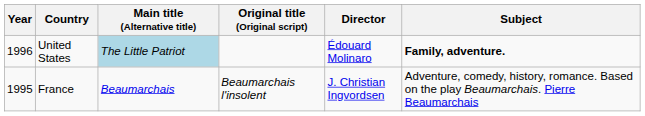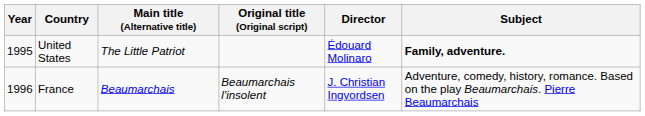(20, 51) 1996 -> (20, 51) 1995
(143, 51) lightblue background -> (143, 51) no background
(20, 89) 1995 -> (20, 89) 1996
